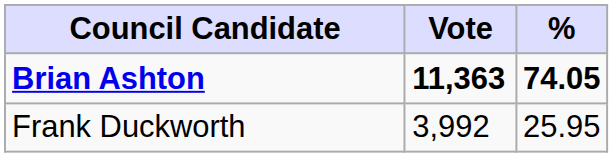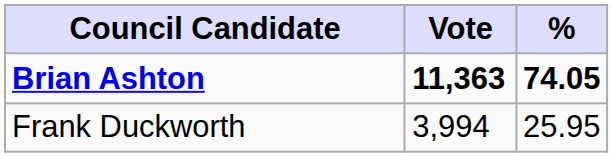(451, 126) 3,992 -> (451, 126) 3,994
